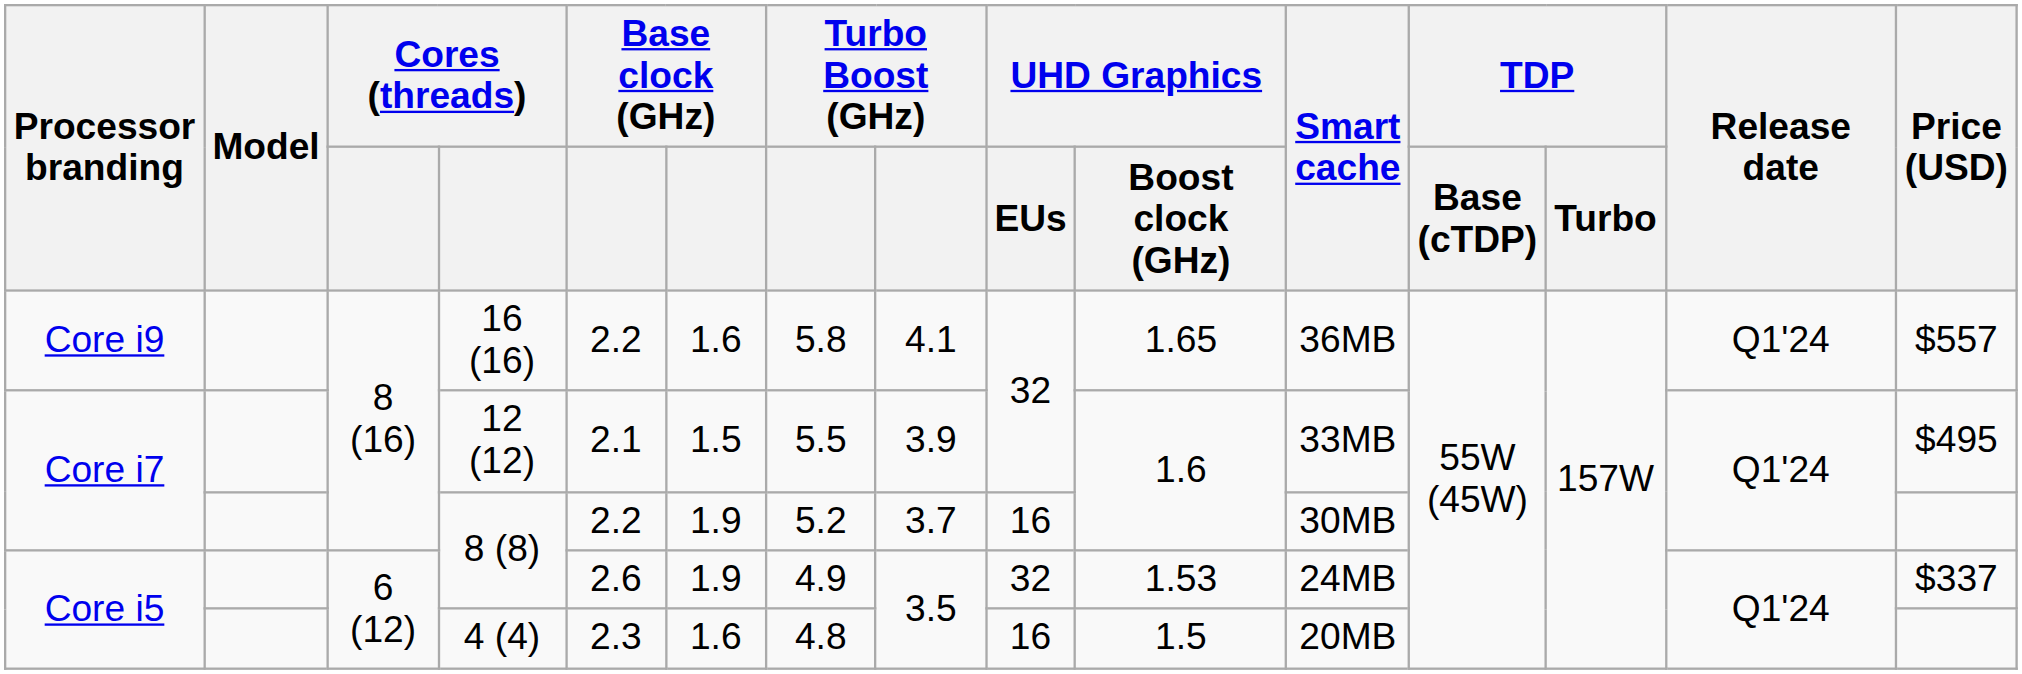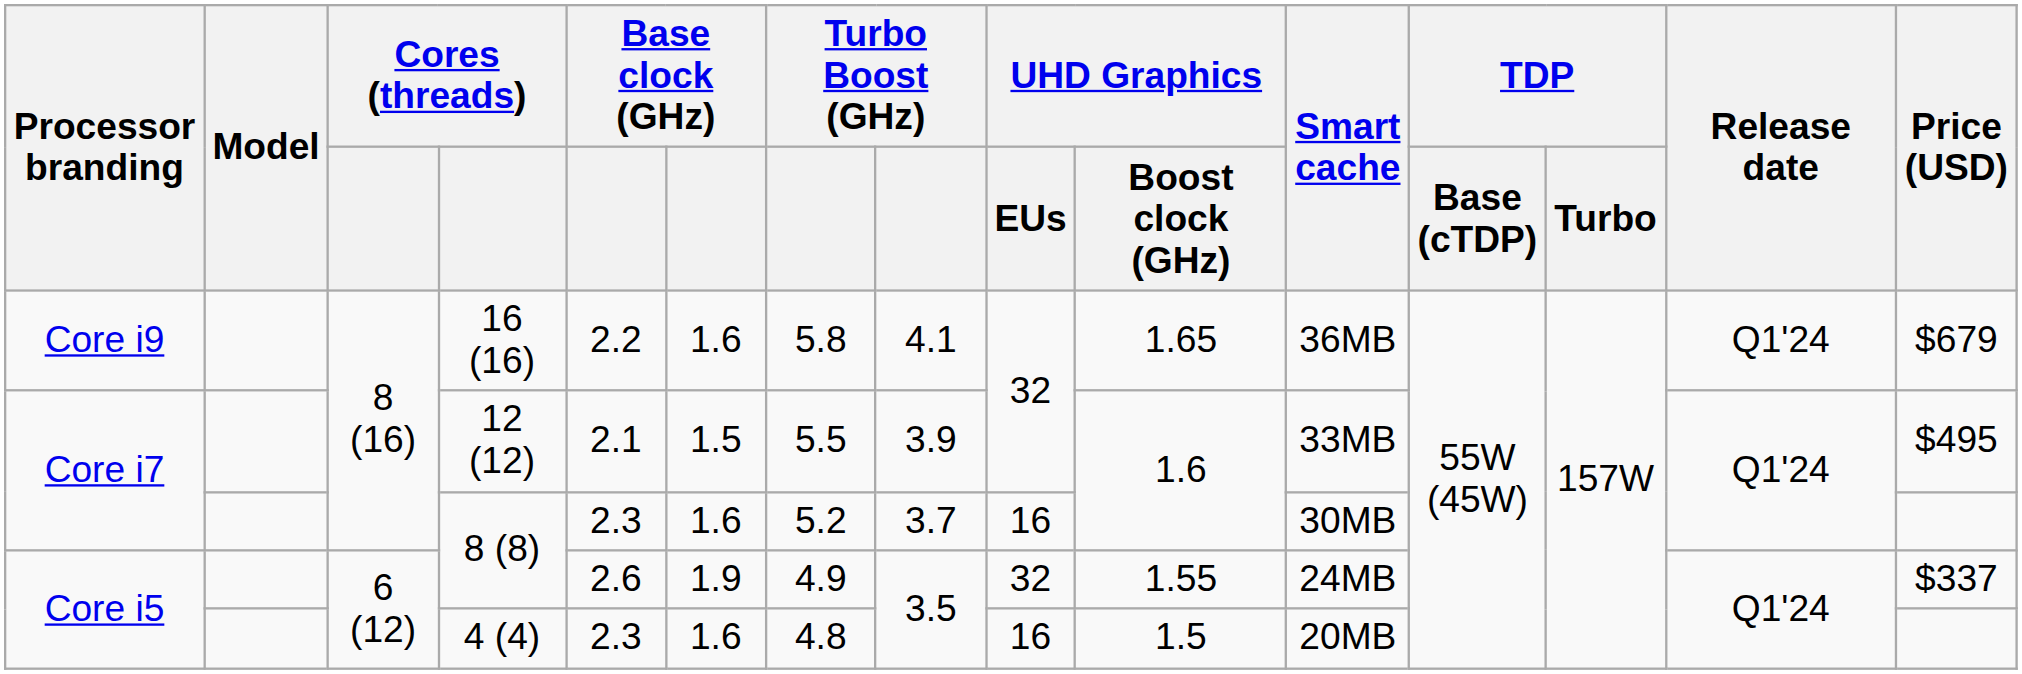(1956, 339) $557 -> (1956, 339) $679
(616, 519) 2.2 -> (616, 519) 2.3
(716, 519) 1.9 -> (716, 519) 1.6
(1181, 578) 1.53 -> (1181, 578) 1.55
